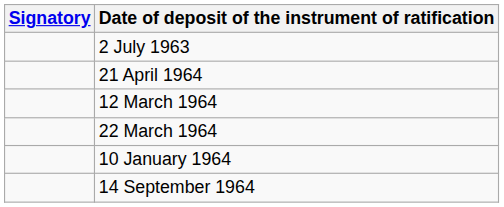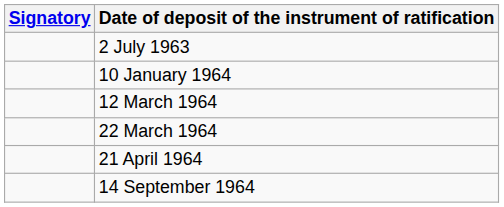rows swapped: (165, 159) <-> (151, 74)
